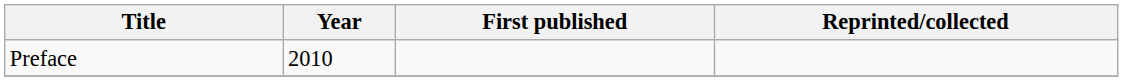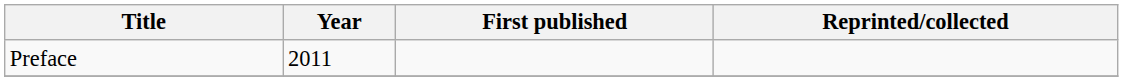(310, 57) 2010 -> (310, 57) 2011
